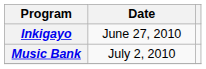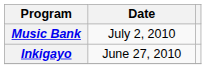rows swapped: (46, 34) <-> (46, 53)
